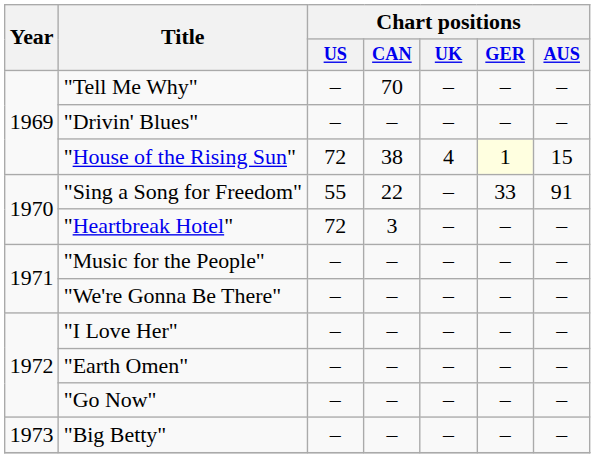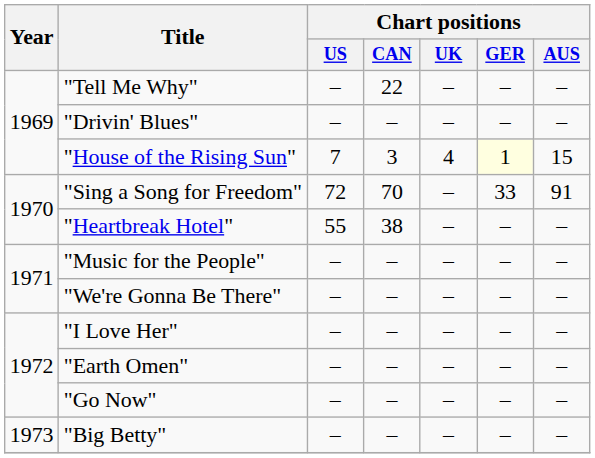(392, 87) 70 -> (392, 87) 22
(335, 156) 72 -> (335, 156) 7
(392, 156) 38 -> (392, 156) 3
(335, 191) 55 -> (335, 191) 72
(392, 191) 22 -> (392, 191) 70
(335, 226) 72 -> (335, 226) 55
(392, 226) 3 -> (392, 226) 38
